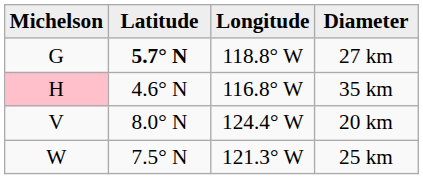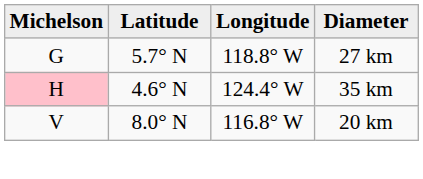(160, 55) bold -> (160, 55) normal
(263, 88) 116.8° W -> (263, 88) 124.4° W
(263, 122) 124.4° W -> (263, 122) 116.8° W
- row: (366, 156)
